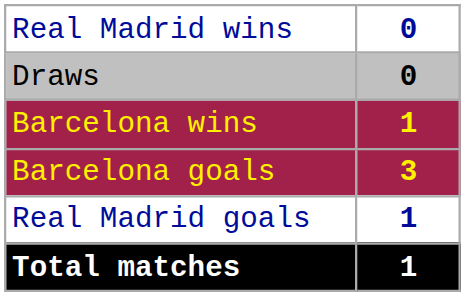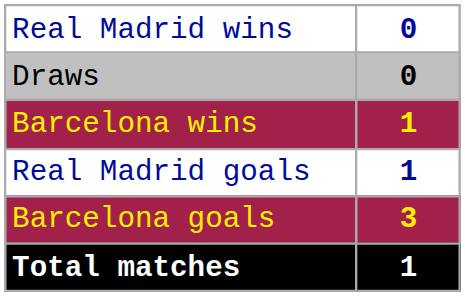rows swapped: (161, 220) <-> (144, 172)
